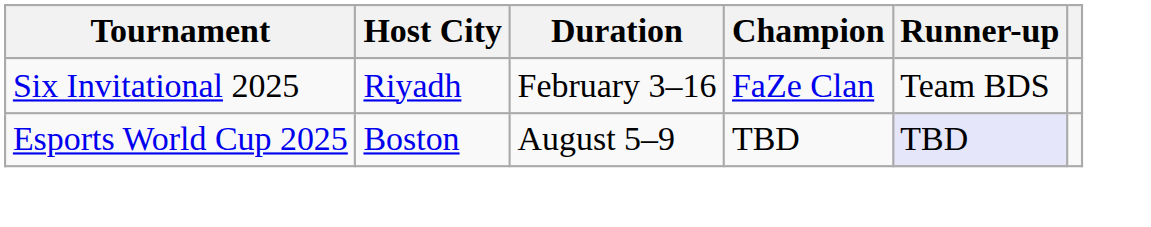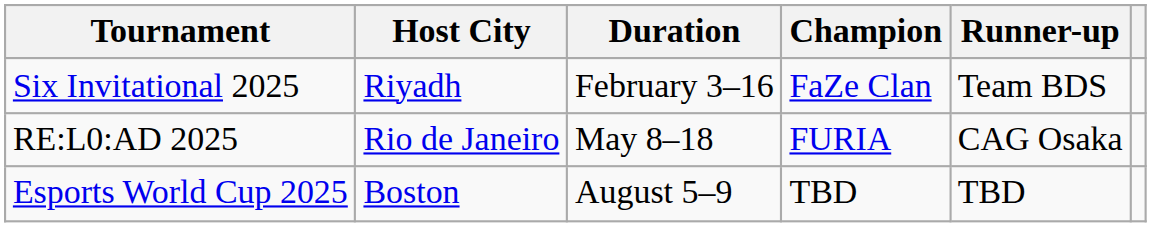+ row: (125, 138)
(934, 138) lavender background -> (992, 192) no background
